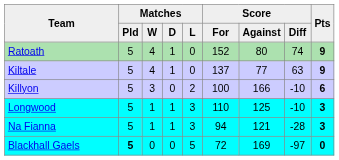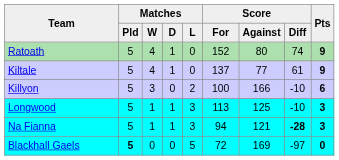(298, 70) 63 -> (298, 70) 61
(221, 108) 110 -> (221, 108) 113
(298, 127) normal -> (298, 127) bold
